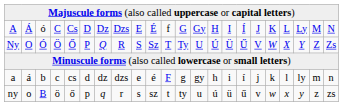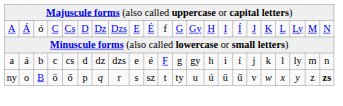- row: (13, 45)
(331, 93) normal -> (327, 77) bold
